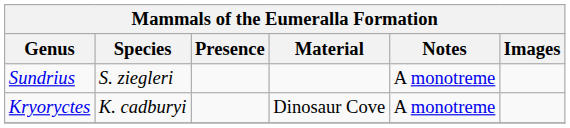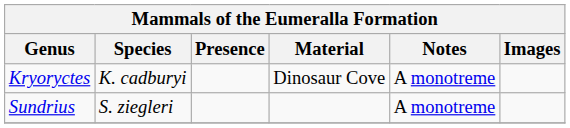rows swapped: (50, 107) <-> (42, 78)
